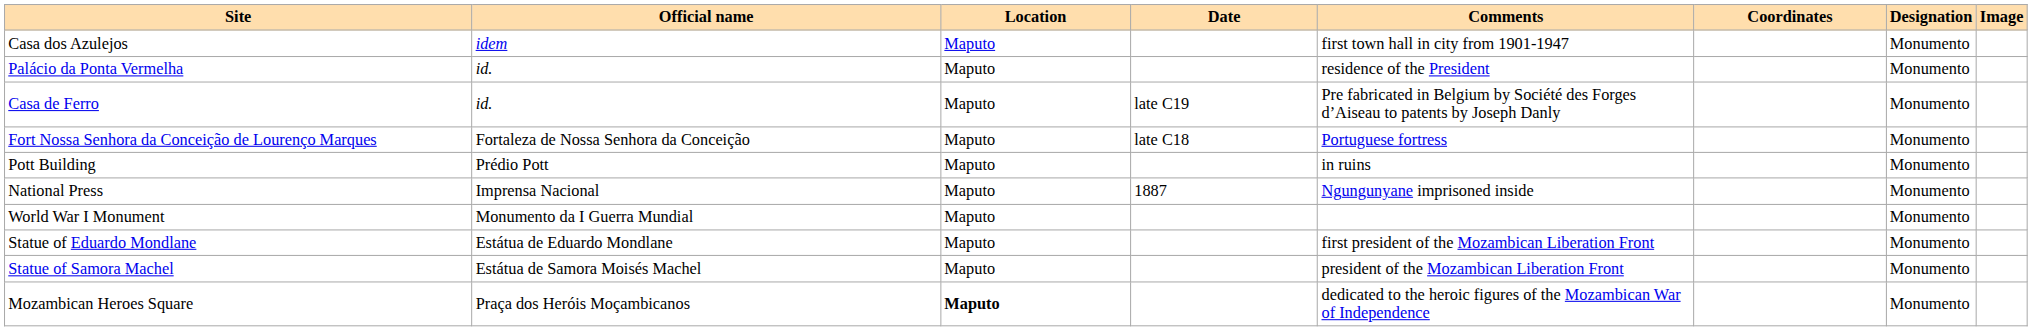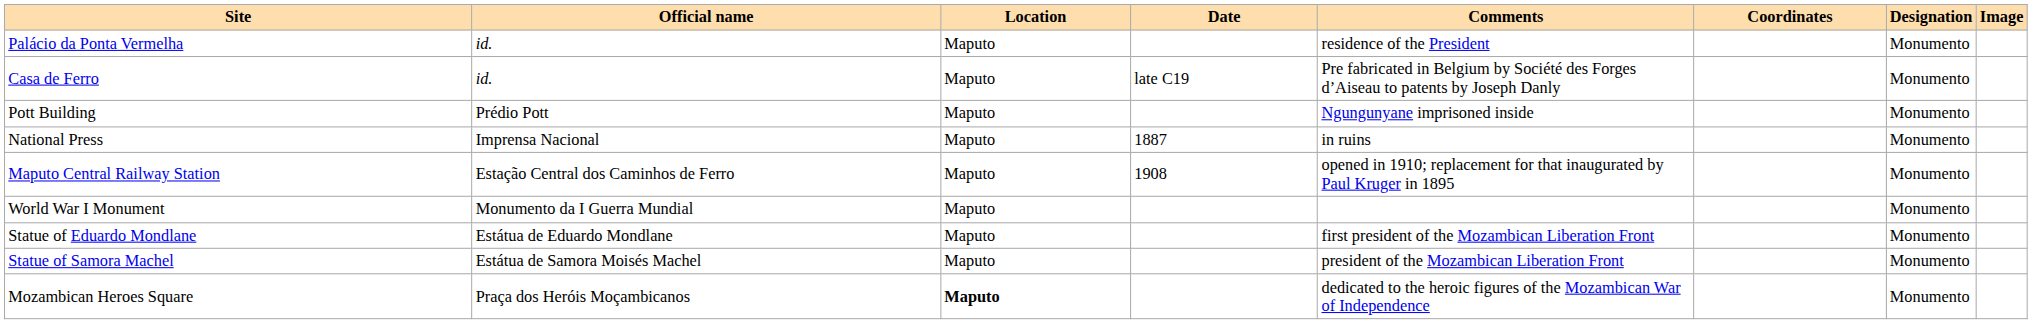- row: (68, 43)
- row: (193, 139)
(1346, 165) in ruins -> (1428, 113) Ngungunyane imprisoned inside
(1428, 191) Ngungunyane imprisoned inside -> (1346, 139) in ruins
+ row: (114, 174)
